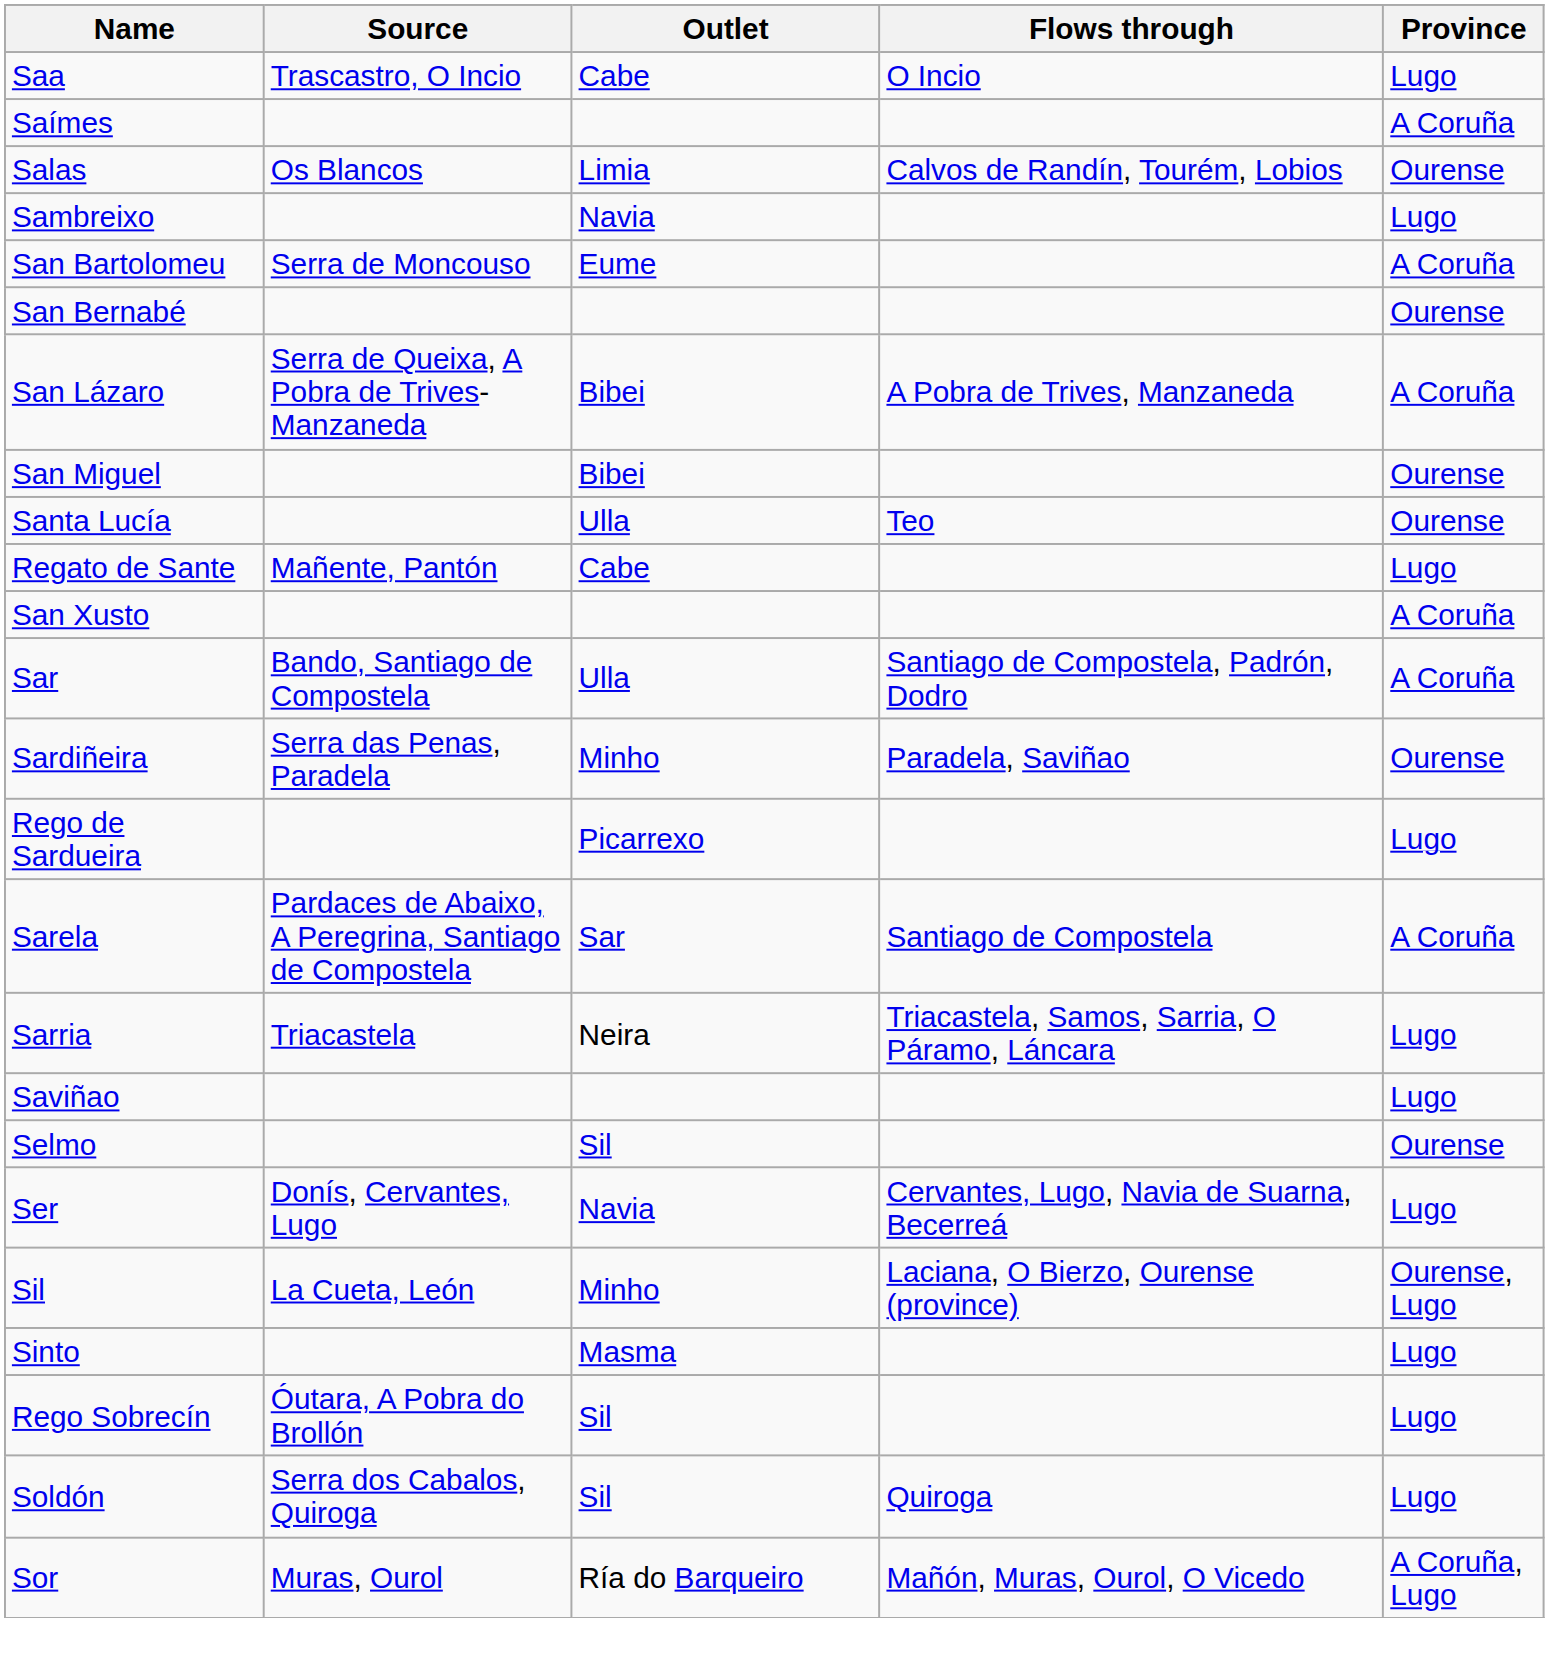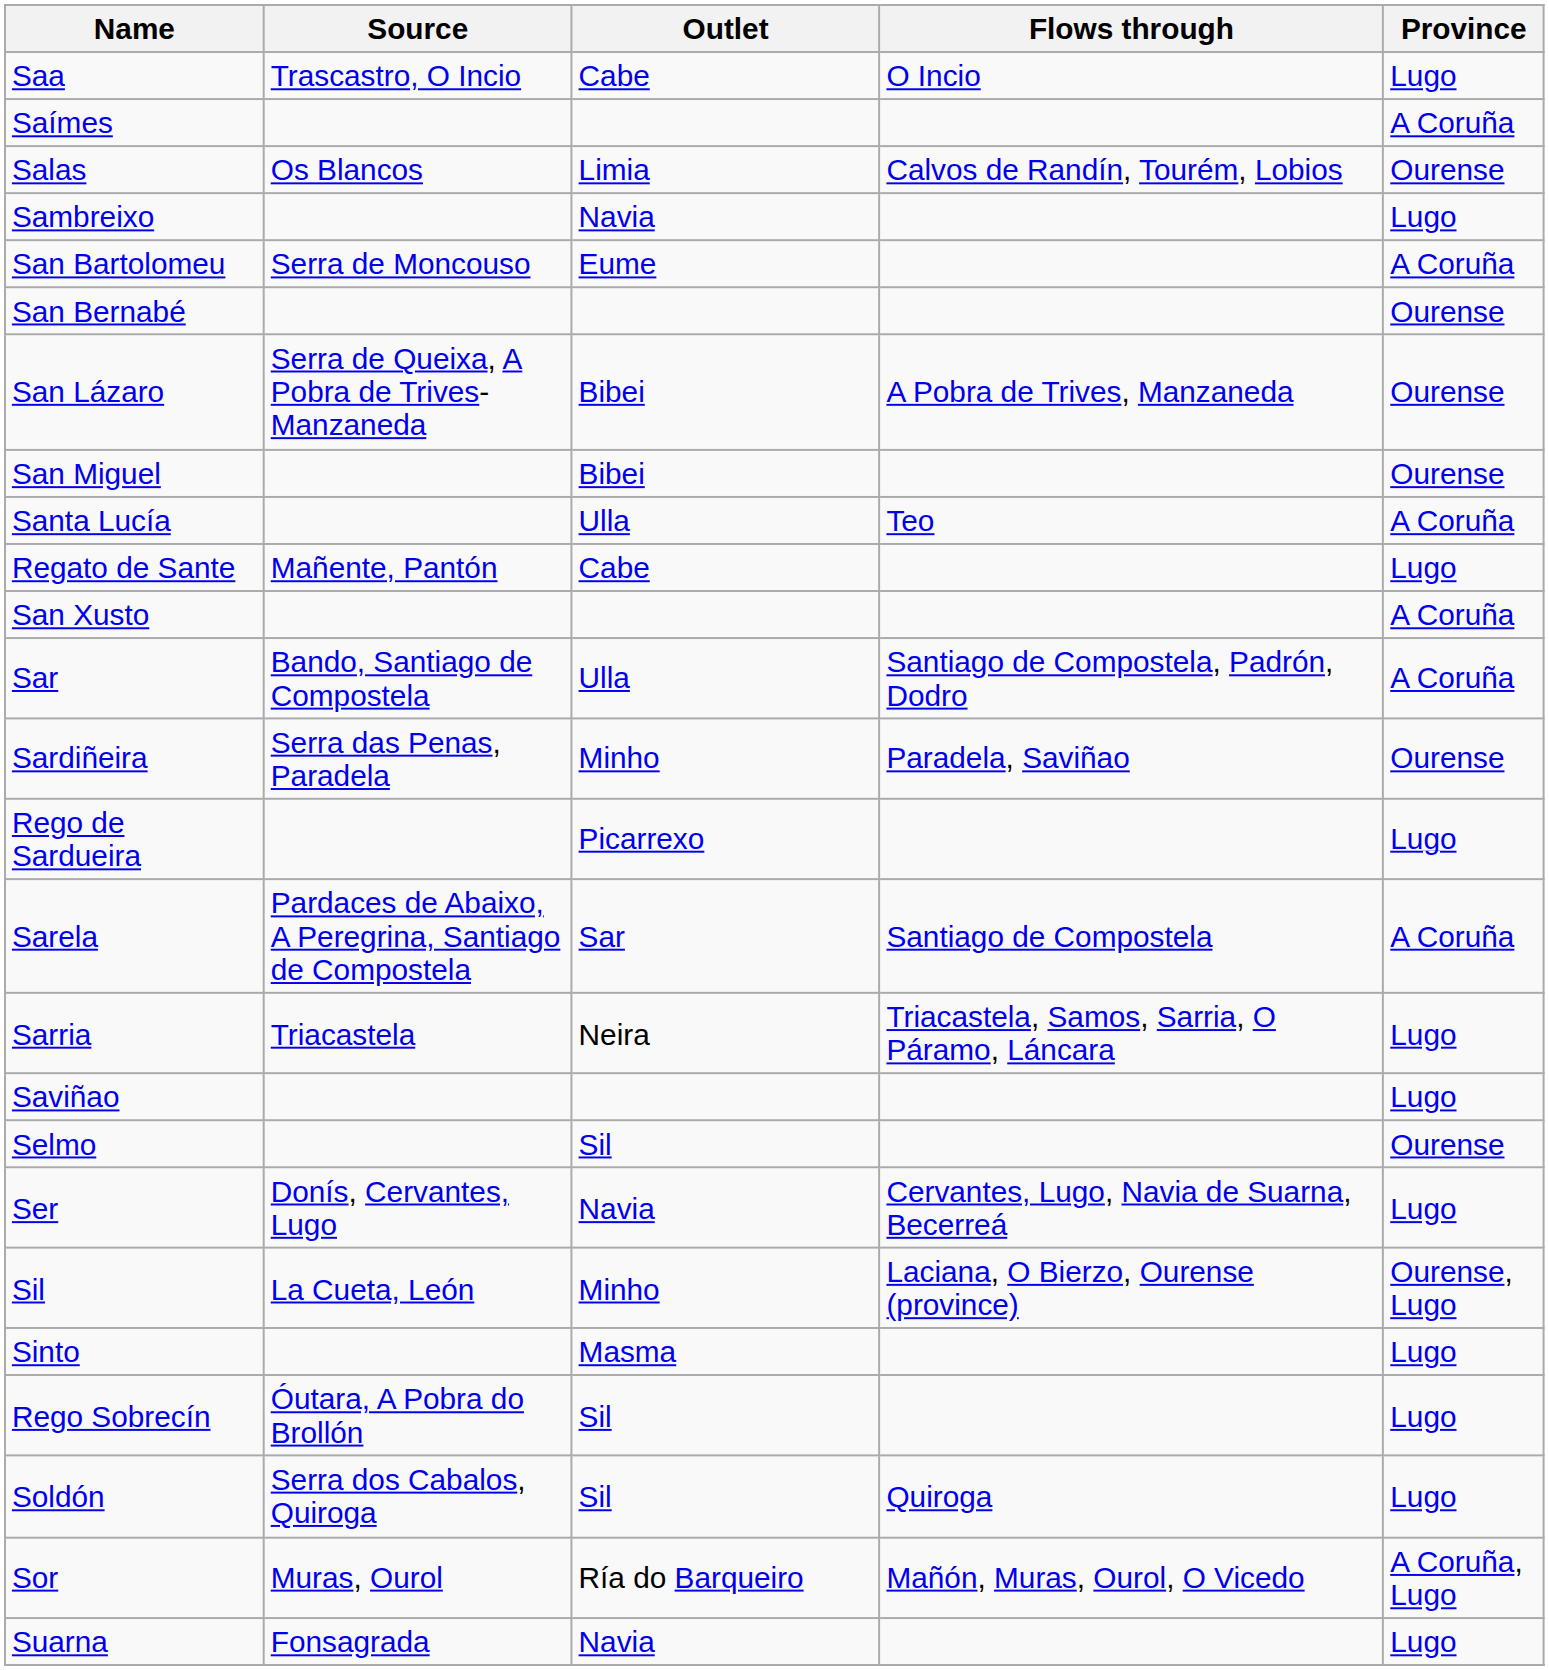(1452, 392) A Coruña -> (1447, 392) Ourense
(1447, 520) Ourense -> (1452, 520) A Coruña
+ row: (60, 1641)
